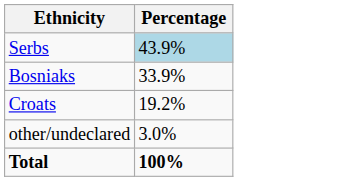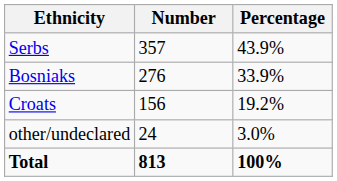+ column: (184, 18)
(162, 47) lightblue background -> (261, 47) no background
